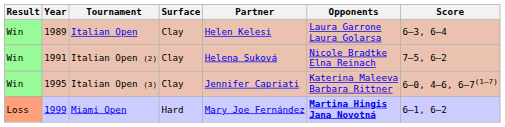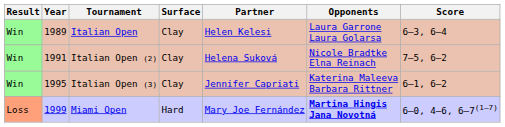(450, 84) 6–0, 4–6, 6–7(1–7) -> (425, 84) 6–1, 6–2
(425, 109) 6–1, 6–2 -> (450, 109) 6–0, 4–6, 6–7(1–7)
